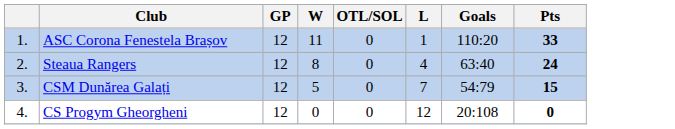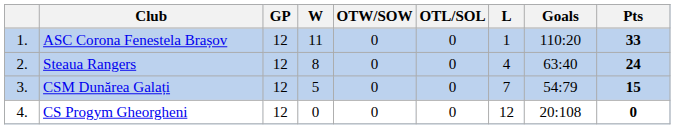+ column: (374, 16)
